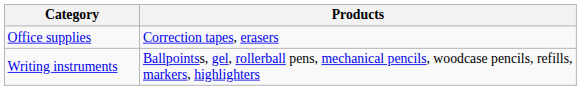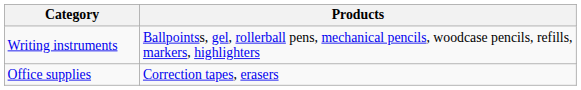rows swapped: (63, 66) <-> (49, 37)
